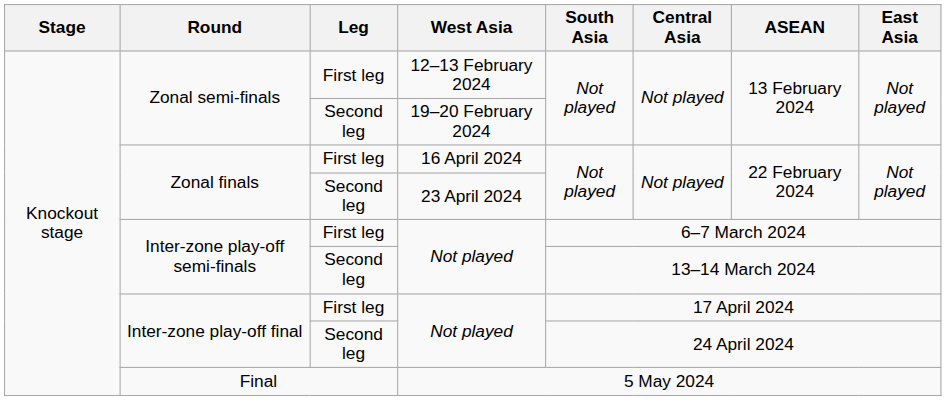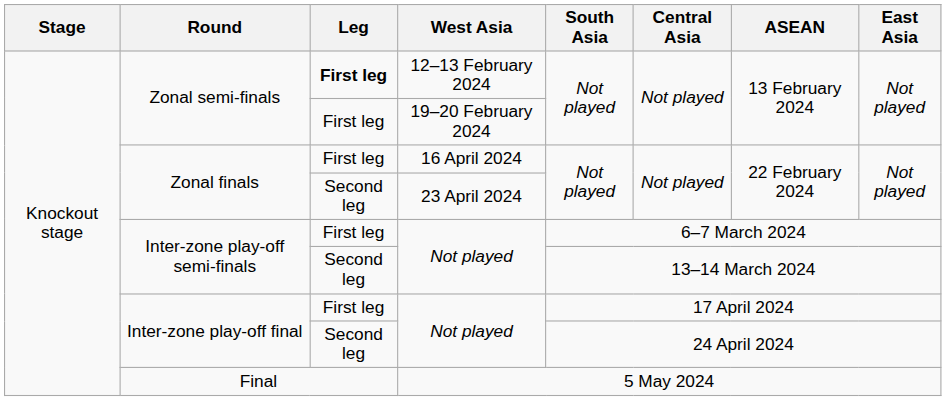(354, 74) normal -> (354, 74) bold
(354, 121) Second leg -> (354, 121) First leg
